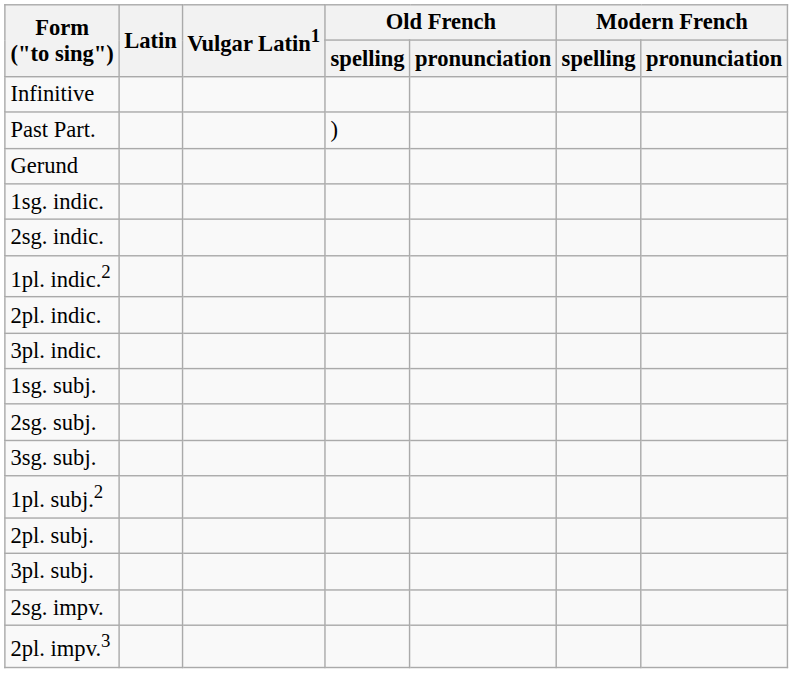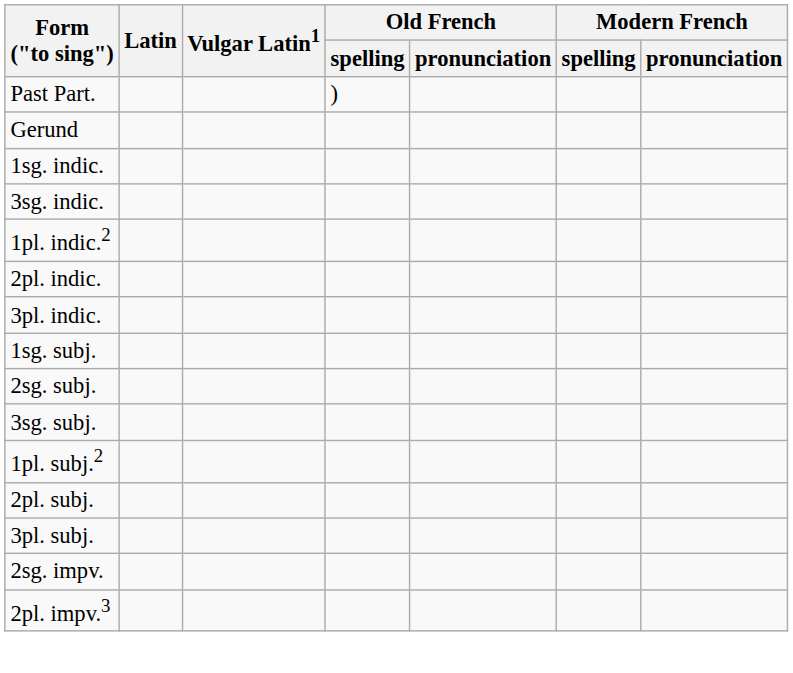- row: (52, 94)
- row: (57, 237)
+ row: (57, 201)
